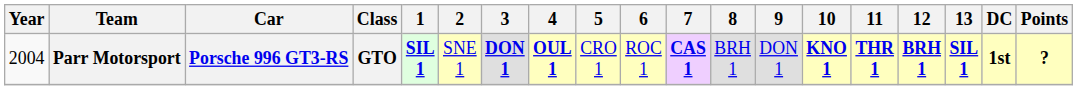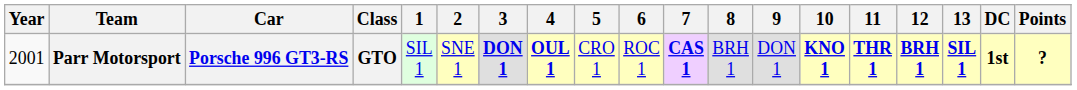(27, 58) 2004 -> (27, 58) 2001
(420, 58) bold -> (419, 58) normal
